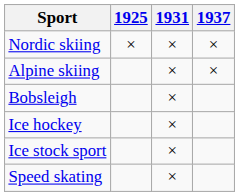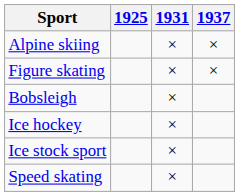- row: (54, 44)
+ row: (57, 71)
